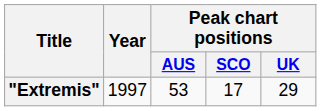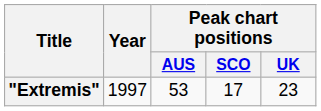(288, 91) 29 -> (288, 91) 23
